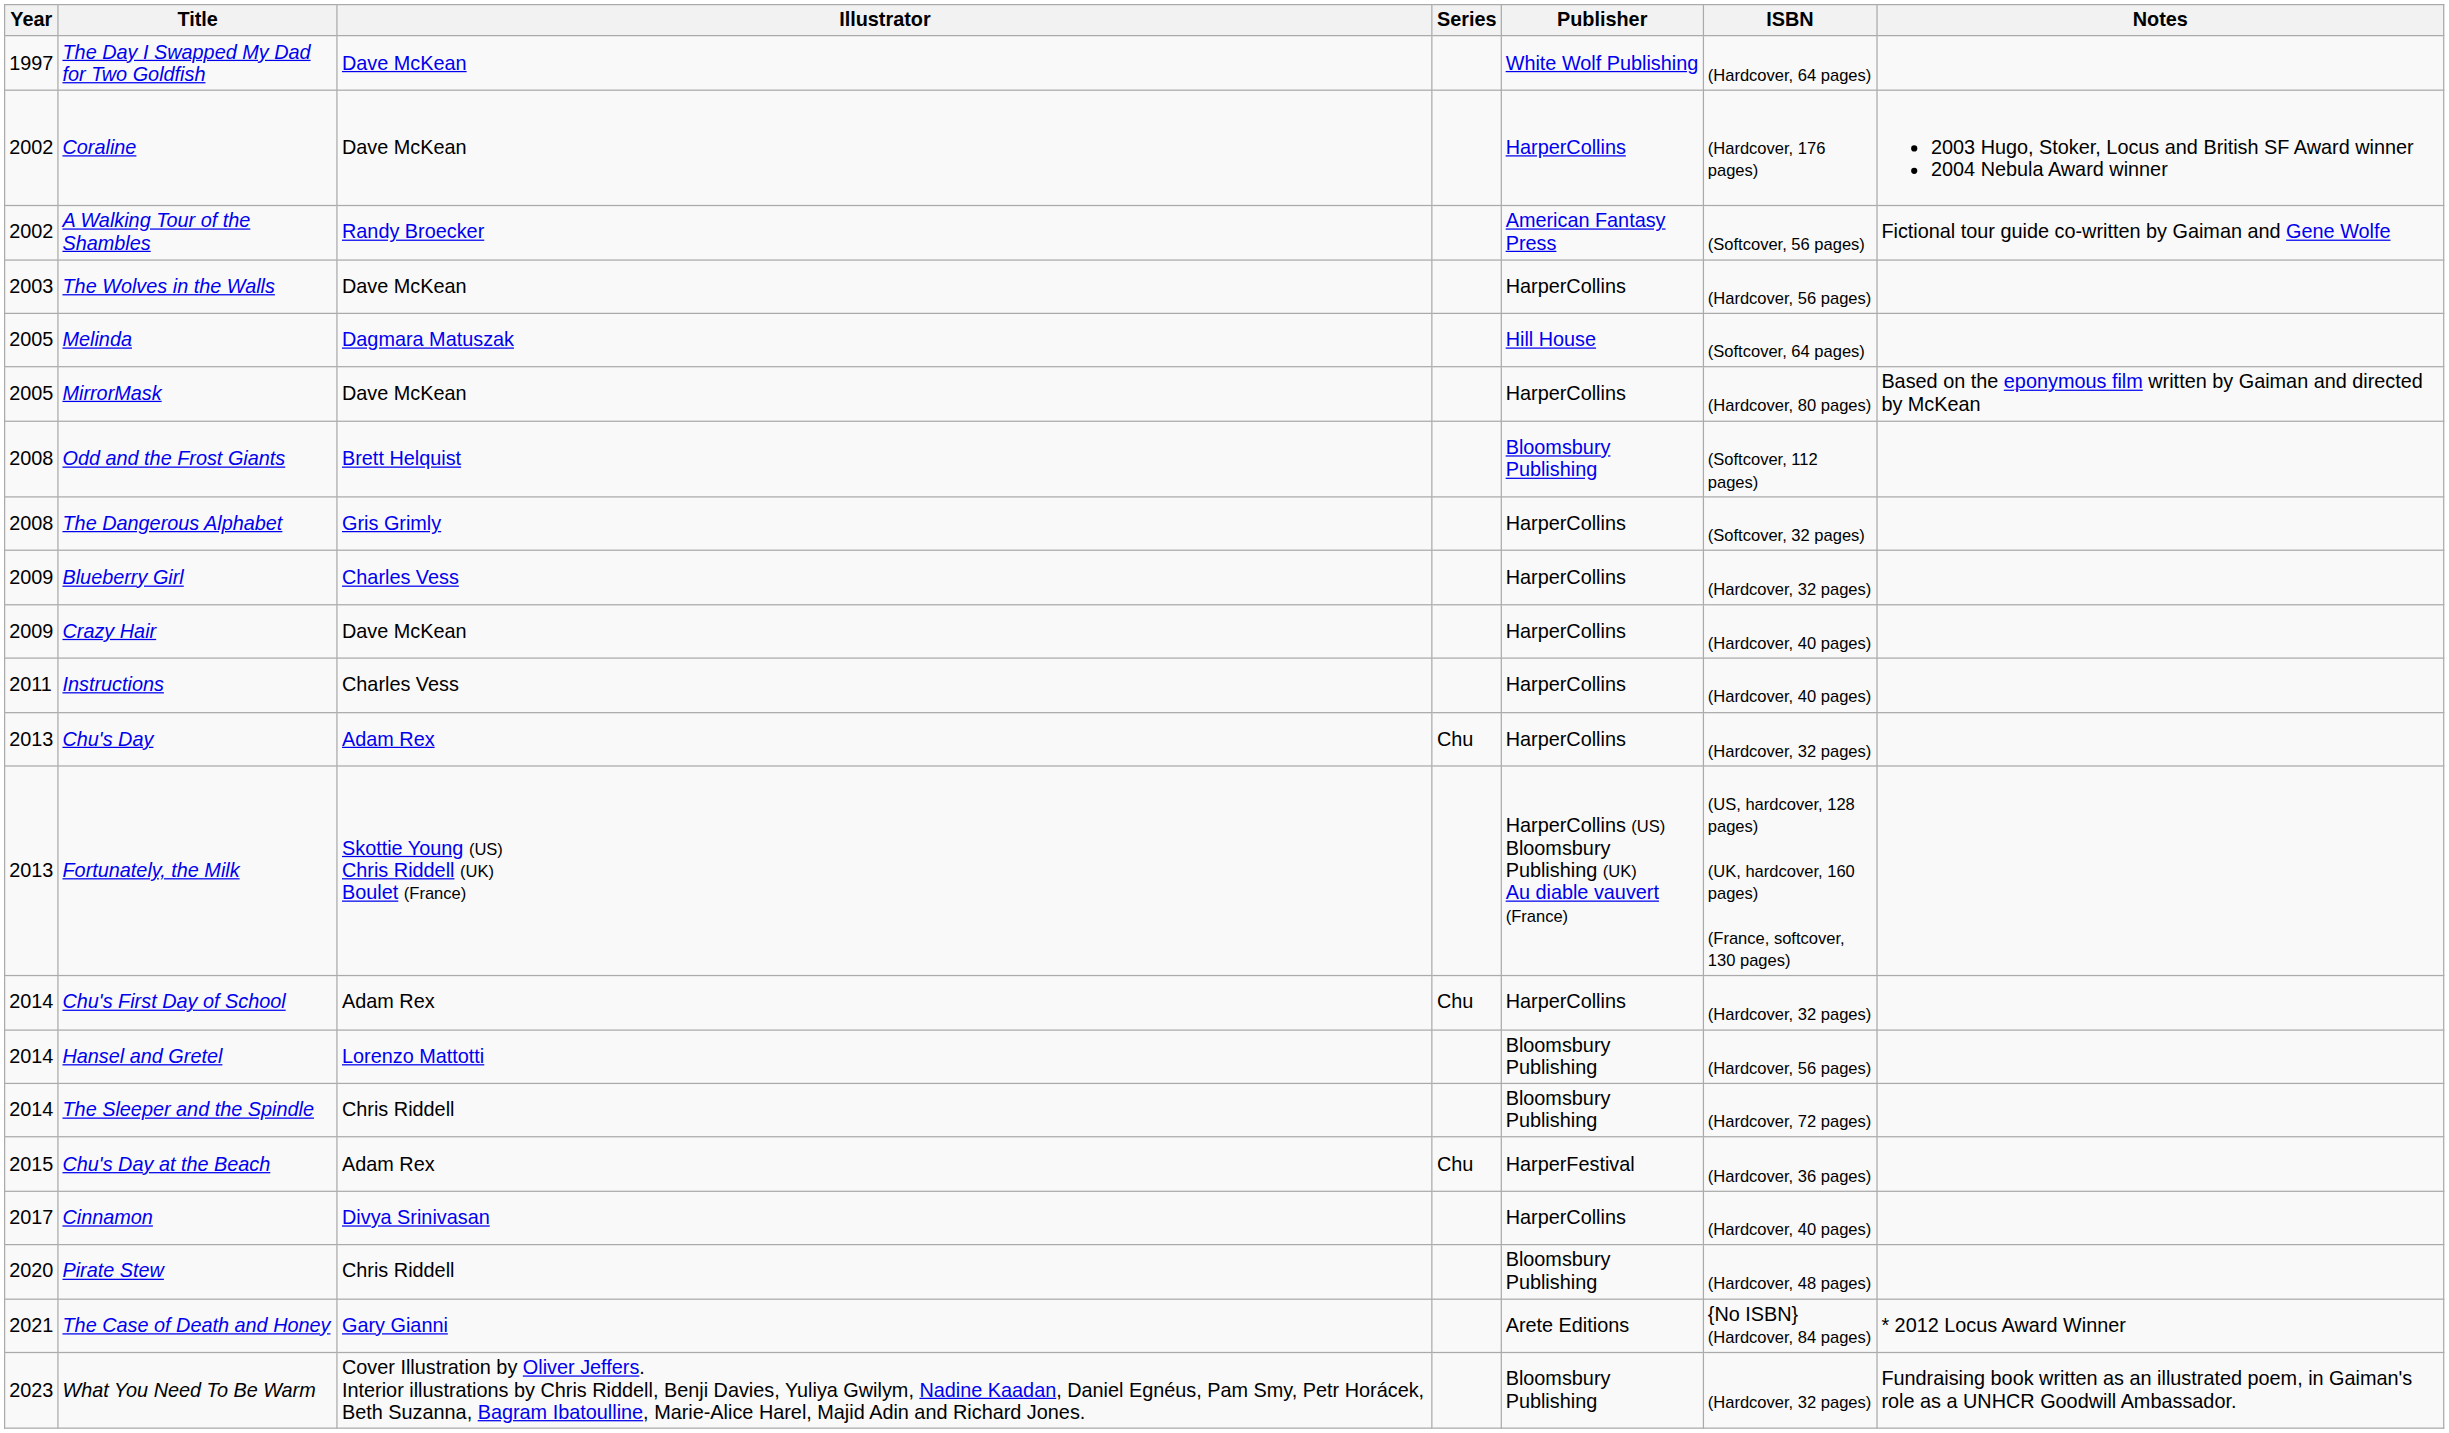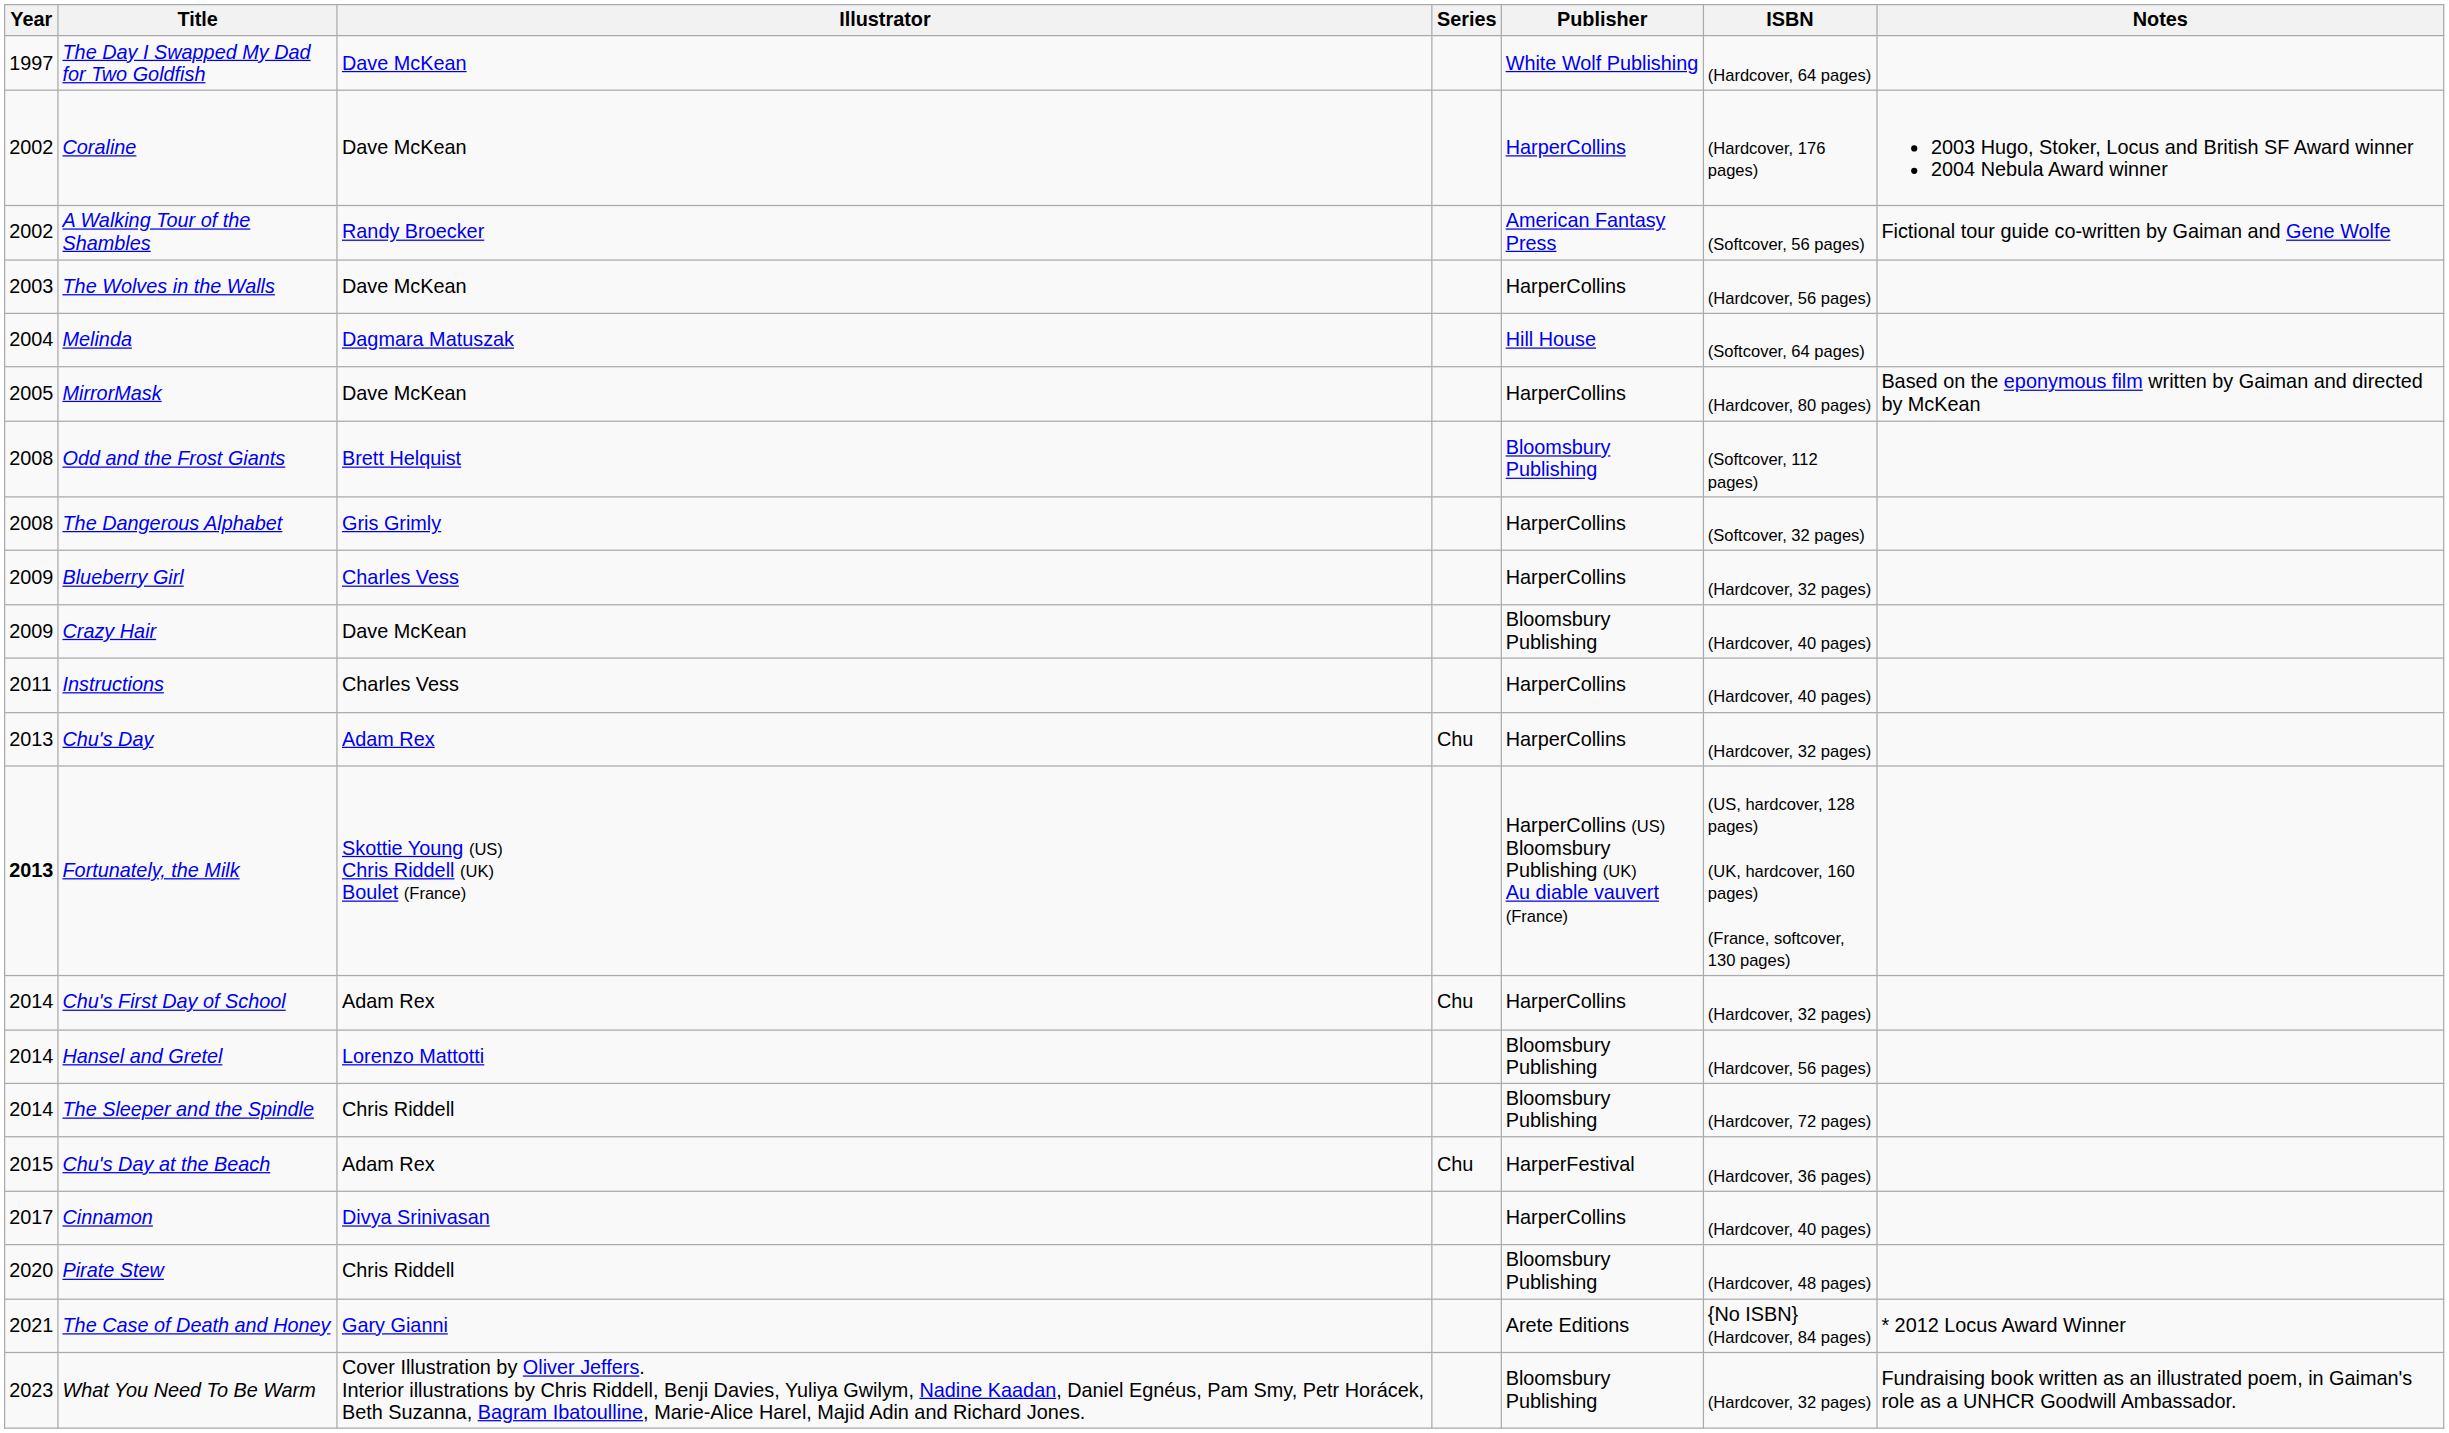(31, 339) 2005 -> (31, 339) 2004
(1566, 631) HarperCollins -> (1558, 631) Bloomsbury Publishing
(31, 870) normal -> (31, 870) bold
